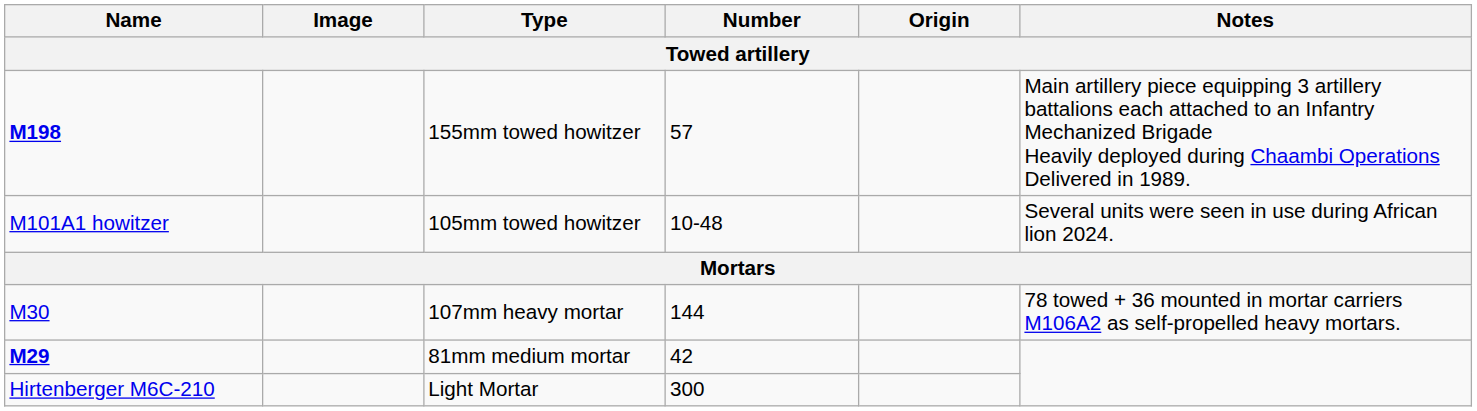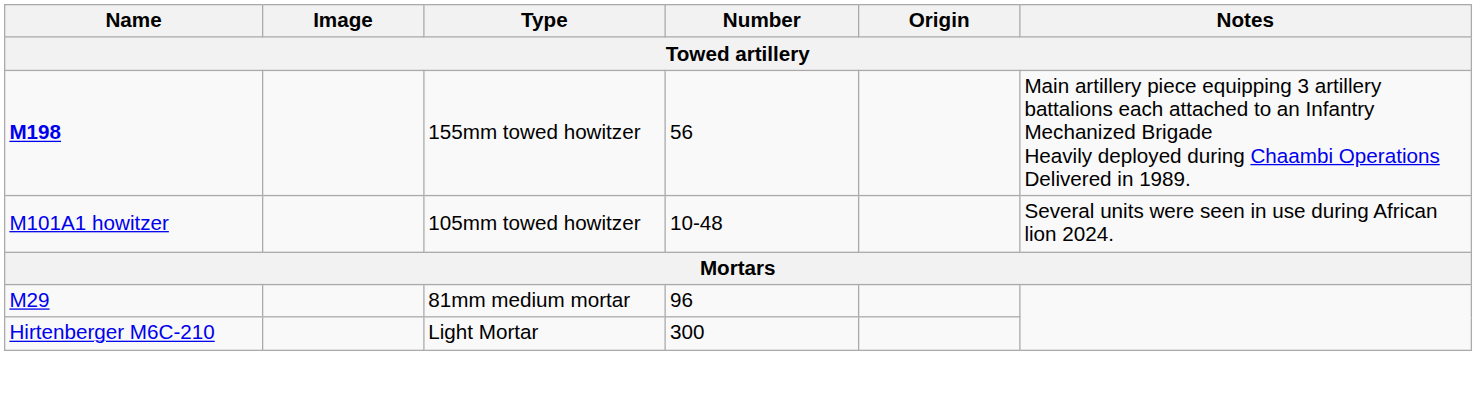(681, 132) 57 -> (681, 132) 56
- row: (526, 312)
(29, 356) bold -> (29, 300) normal
(681, 356) 42 -> (681, 300) 96
